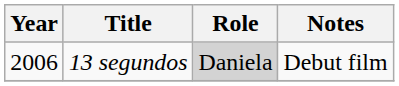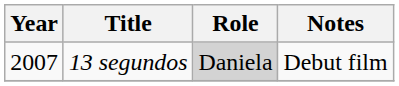(34, 61) 2006 -> (34, 61) 2007
